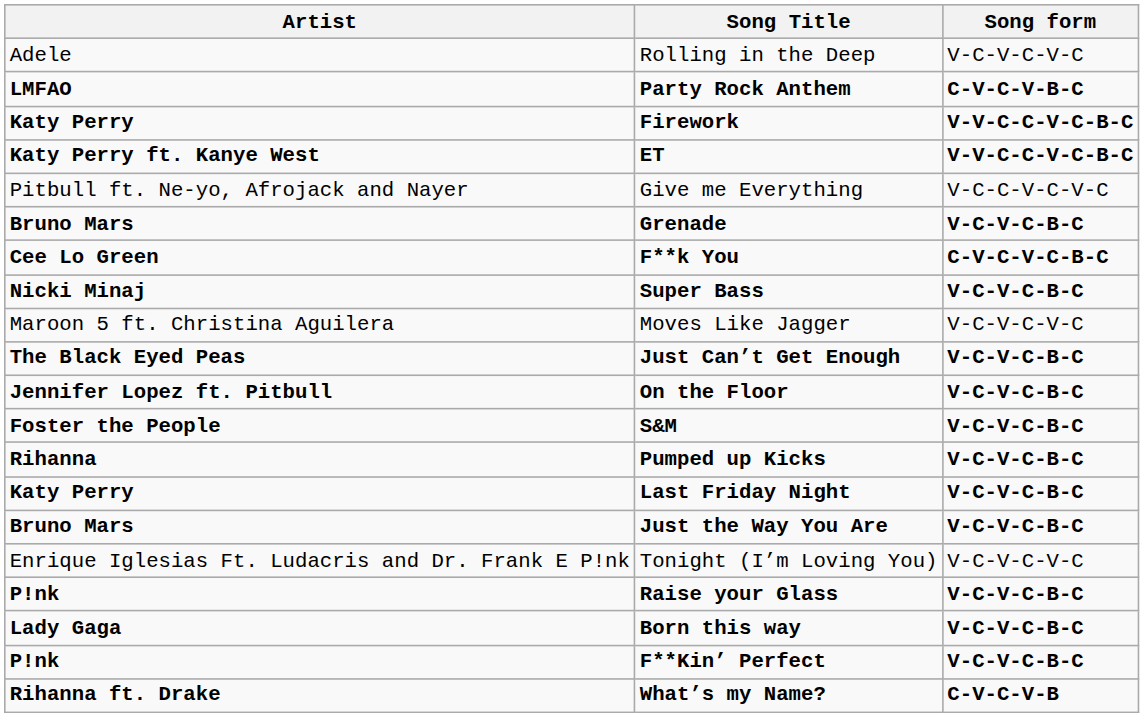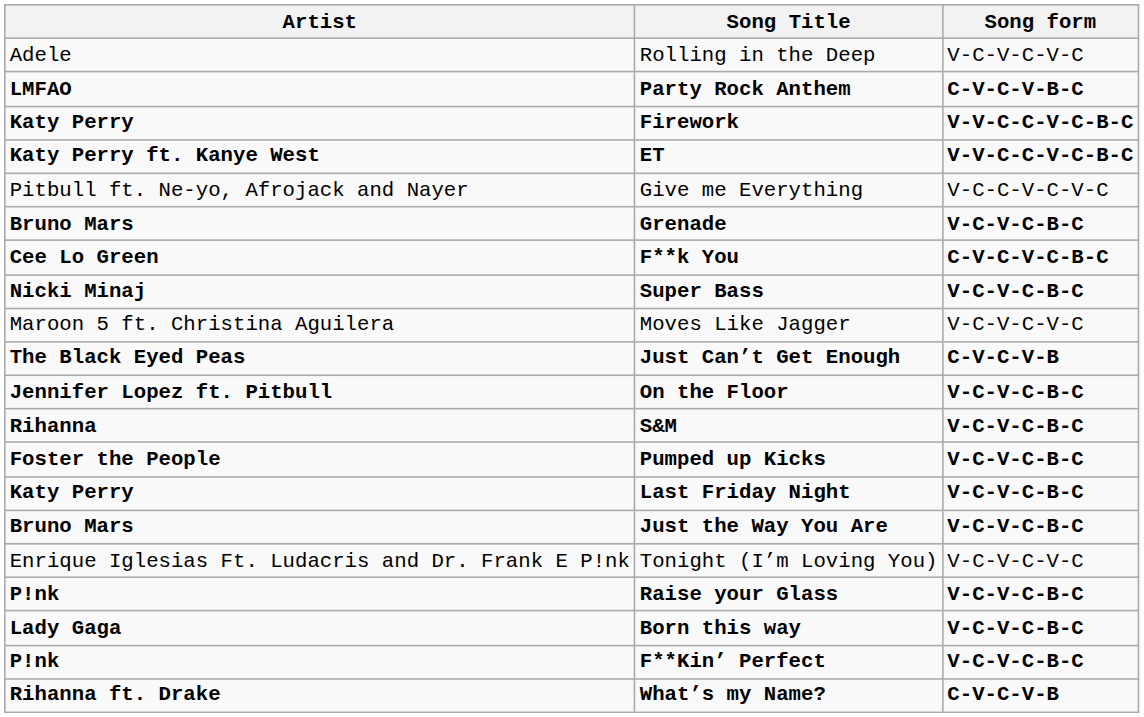(1016, 359) V-C-V-C-B-C -> (1003, 359) C-V-C-V-B
(115, 426) Foster the People -> (53, 426) Rihanna
(53, 460) Rihanna -> (115, 460) Foster the People
